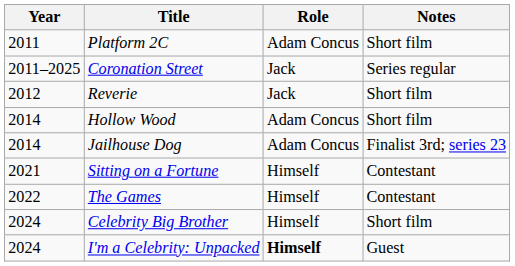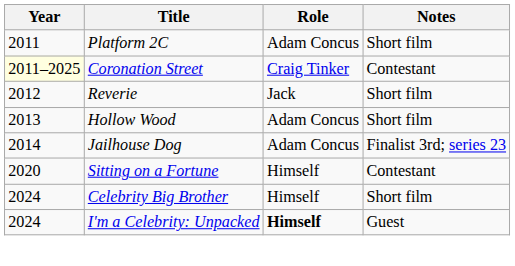(44, 68) no background -> (44, 68) lightyellow background
(281, 68) Jack -> (308, 68) Craig Tinker
(411, 68) Series regular -> (401, 68) Contestant
(24, 119) 2014 -> (24, 119) 2013
(24, 171) 2021 -> (24, 171) 2020
- row: (124, 196)
